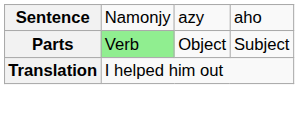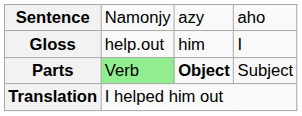+ row: (53, 44)
(202, 44) normal -> (204, 70) bold
